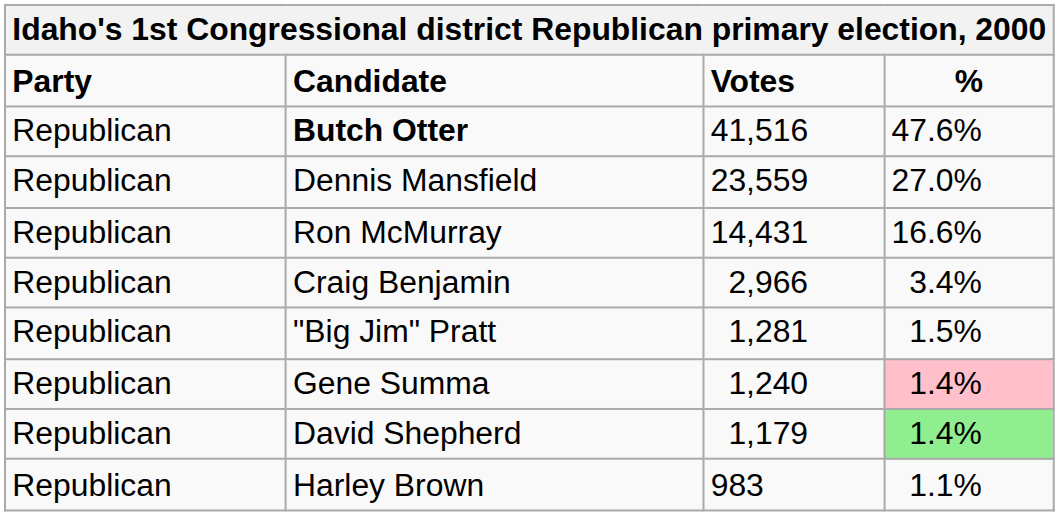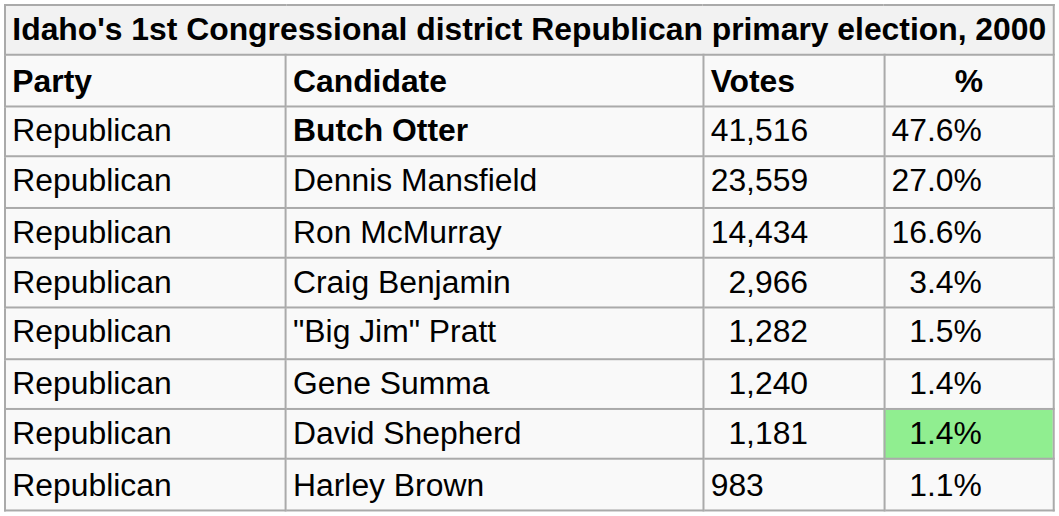(759, 231) 14,431 -> (759, 231) 14,434
(759, 332) 1,281 -> (759, 332) 1,282
(937, 383) pink background -> (937, 383) no background
(759, 433) 1,179 -> (759, 433) 1,181
